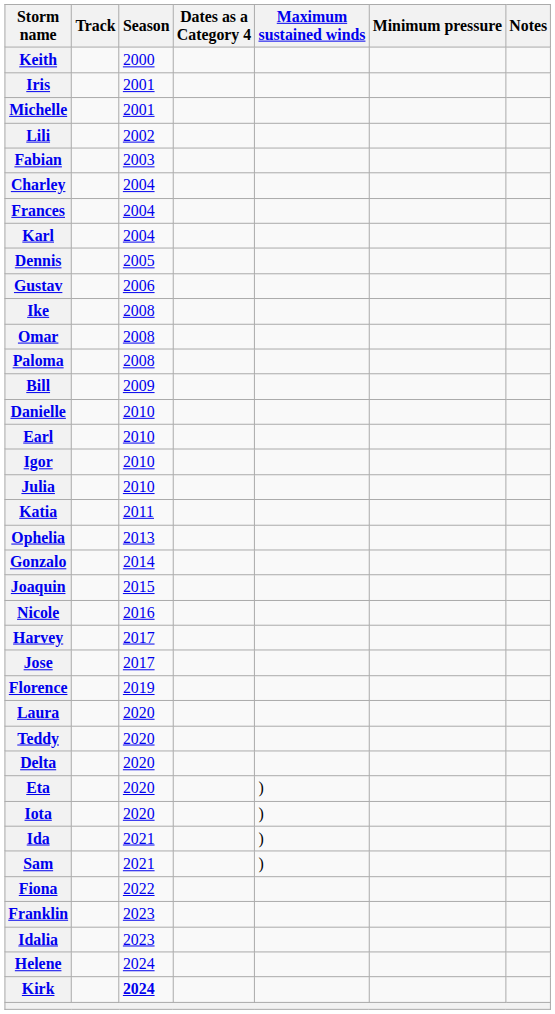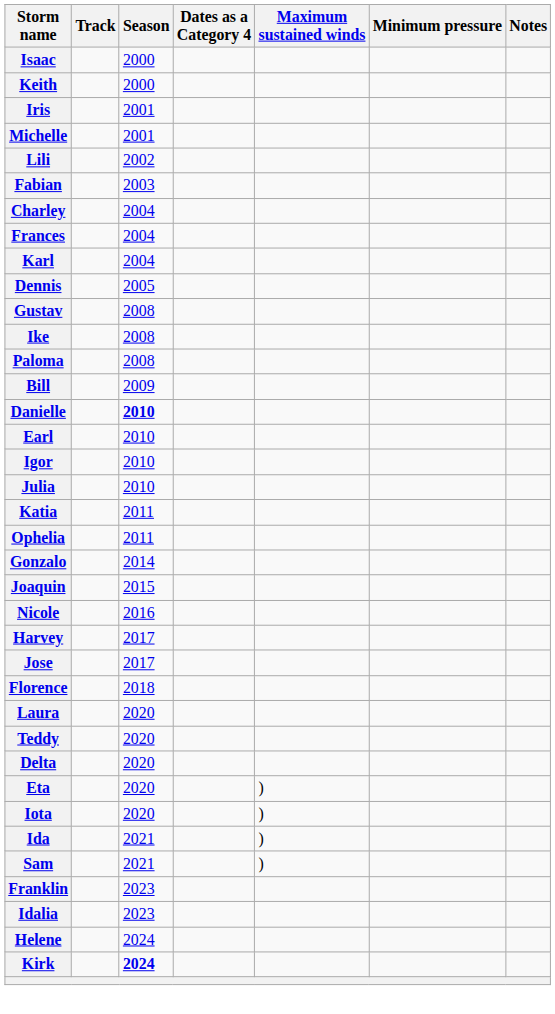+ row: (38, 60)
(139, 286) 2006 -> (139, 311) 2008
- row: (38, 336)
(139, 411) normal -> (139, 411) bold
(139, 537) 2013 -> (138, 537) 2011
(139, 688) 2019 -> (139, 688) 2018
- row: (38, 889)
